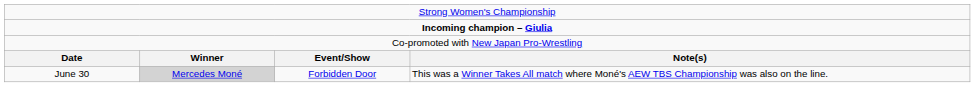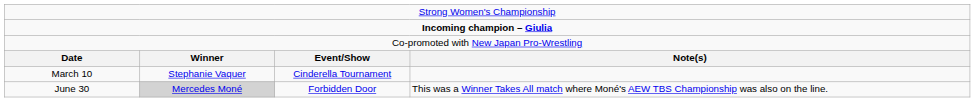+ row: (72, 74)
